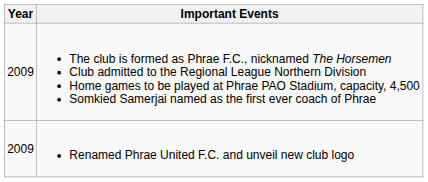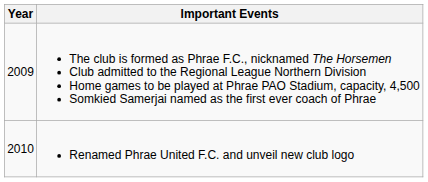(20, 148) 2009 -> (20, 148) 2010
